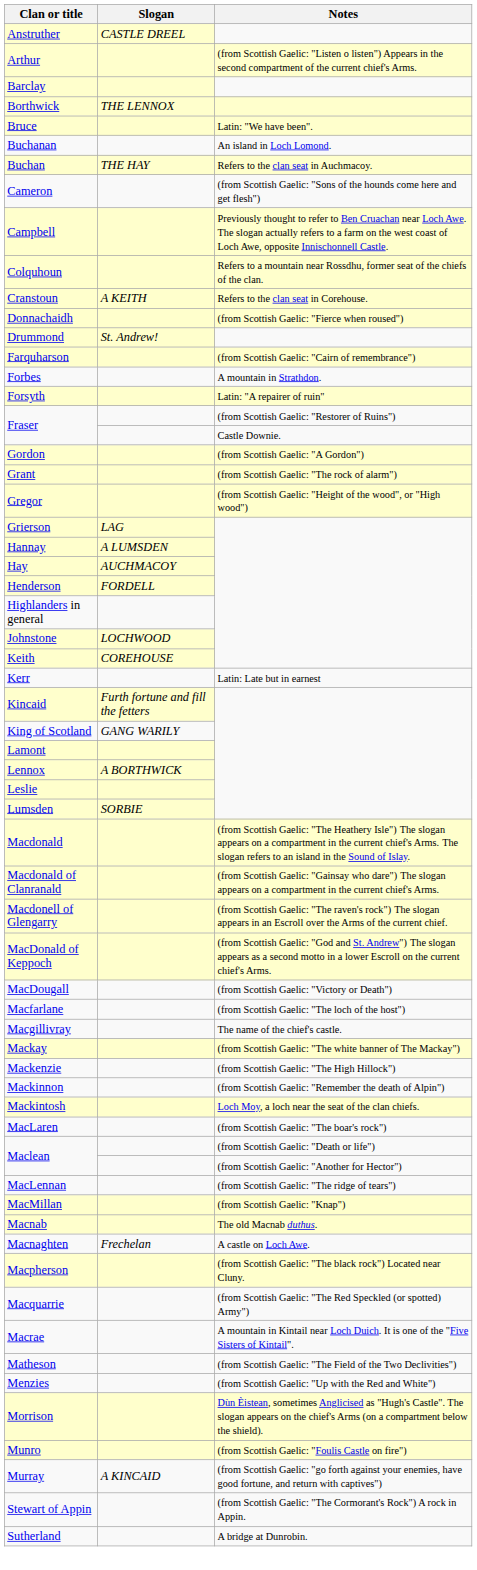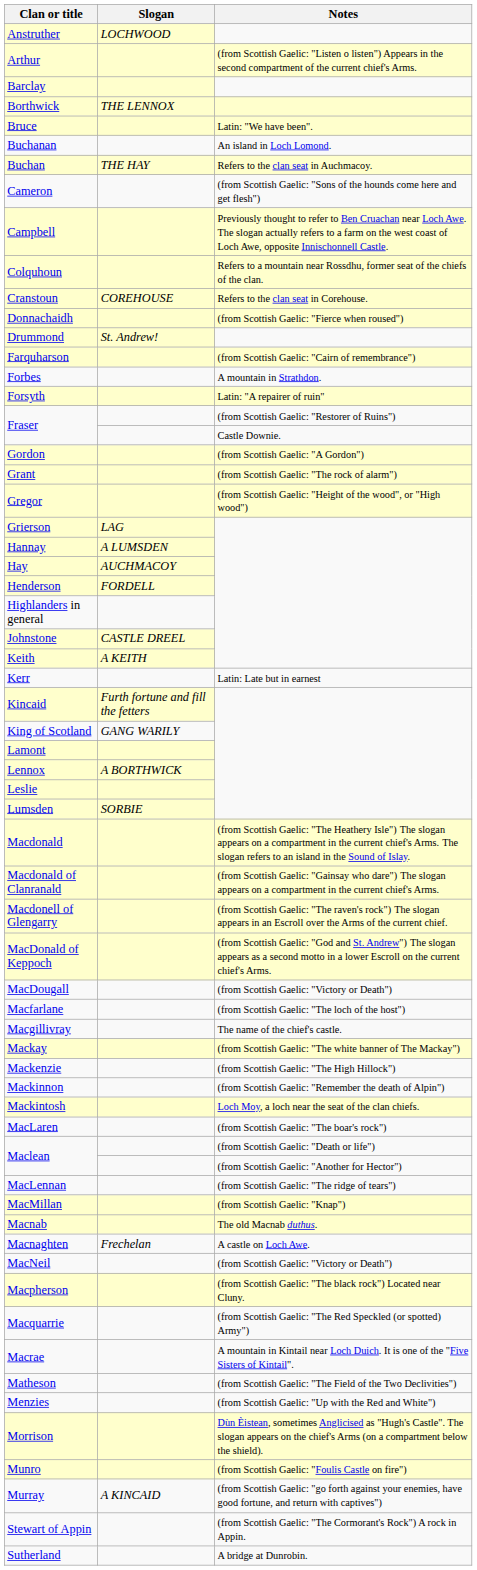(143, 33) CASTLE DREEL -> (136, 33) LOCHWOOD
(124, 298) A KEITH -> (137, 298) COREHOUSE
(136, 638) LOCHWOOD -> (143, 638) CASTLE DREEL
(137, 658) COREHOUSE -> (124, 658) A KEITH
+ row: (29, 1263)
